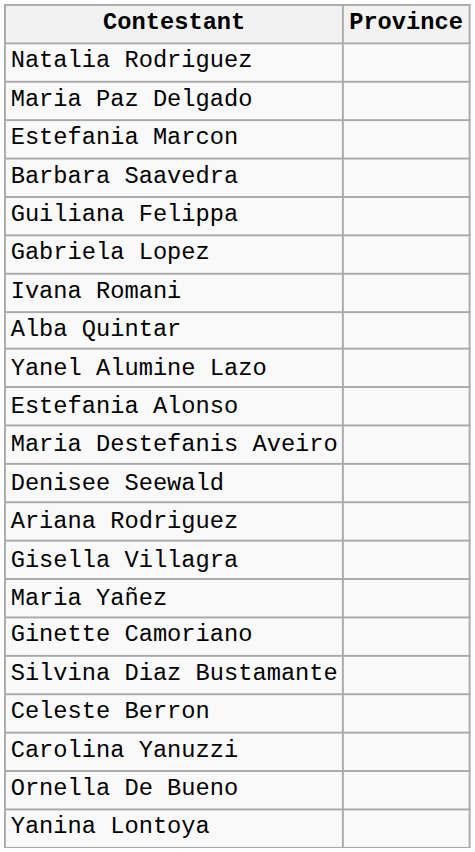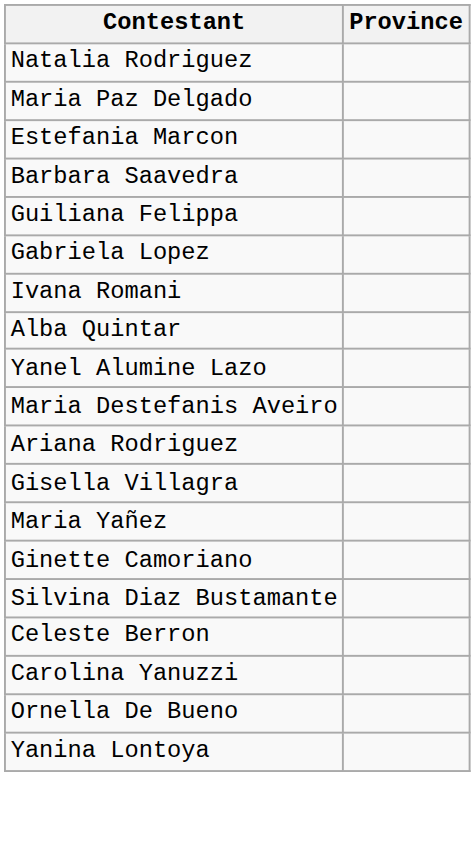- row: (124, 407)
- row: (117, 484)
